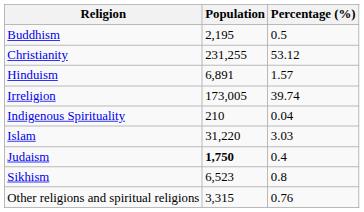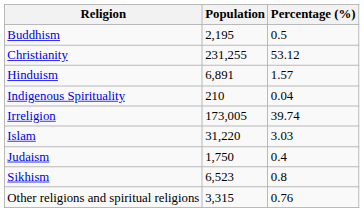rows swapped: (66, 116) <-> (32, 95)
(220, 156) bold -> (220, 156) normal
